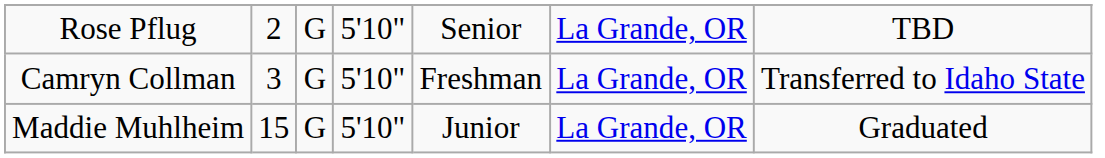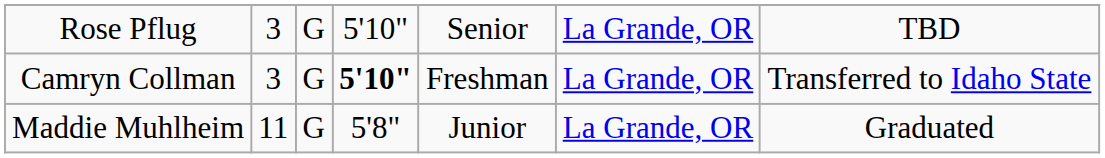(274, 29) 2 -> (273, 29) 3
(373, 78) normal -> (375, 78) bold
(274, 127) 15 -> (273, 127) 11
(373, 127) 5'10" -> (375, 127) 5'8"
